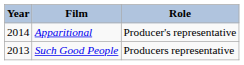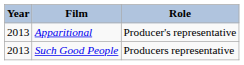(18, 32) 2014 -> (18, 32) 2013
